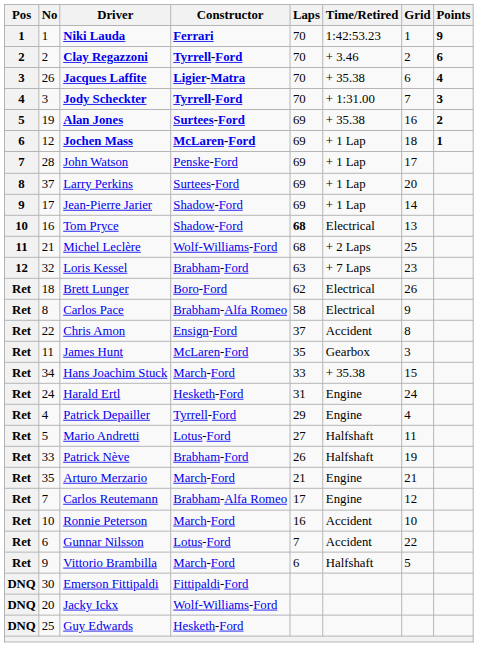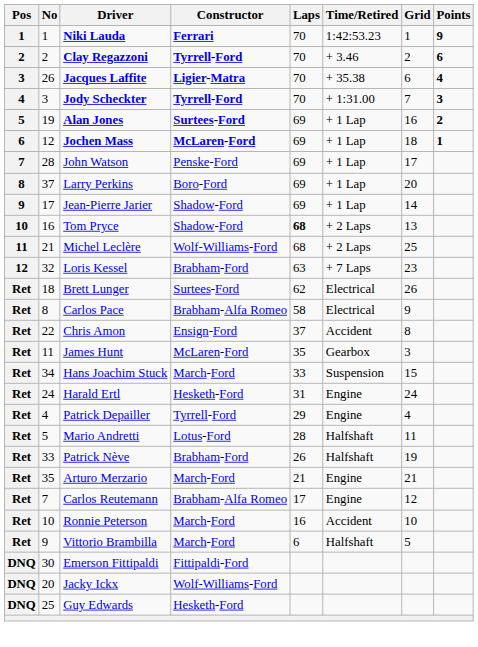(345, 120) + 35.38 -> (346, 120) + 1 Lap
(206, 183) Surtees-Ford -> (200, 183) Boro-Ford
(350, 225) Electrical -> (348, 225) + 2 Laps
(200, 288) Boro-Ford -> (206, 288) Surtees-Ford
(345, 373) + 35.38 -> (355, 373) Suspension
(299, 436) 27 -> (299, 436) 28
- row: (103, 541)
